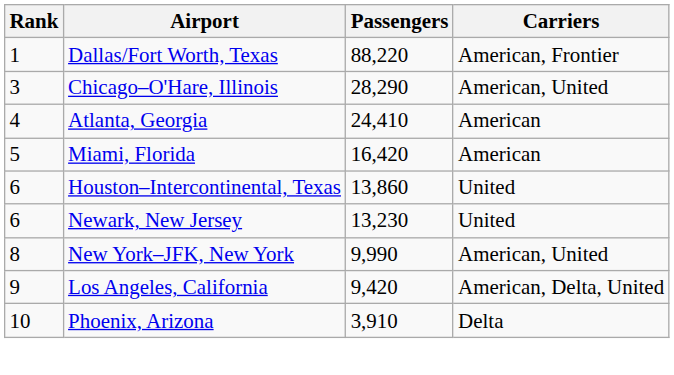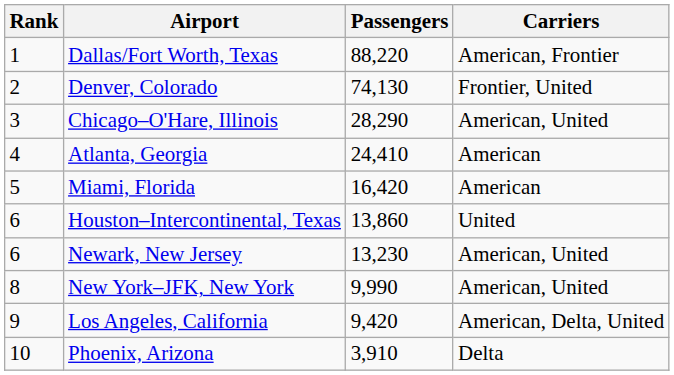+ row: (143, 87)
(487, 220) United -> (533, 253) American, United
